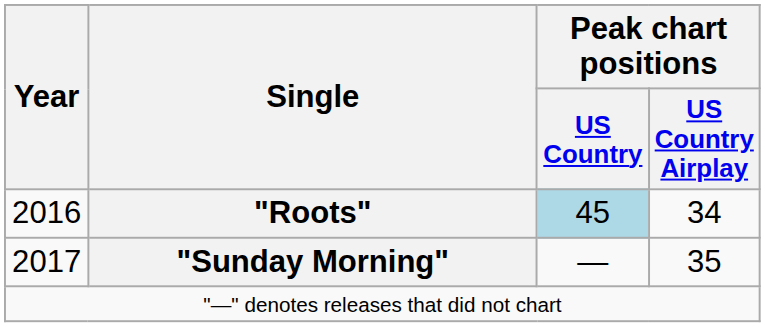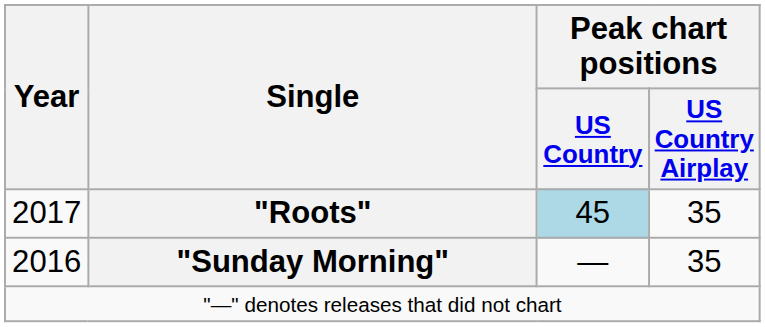(47, 212) 2016 -> (47, 212) 2017
(704, 212) 34 -> (704, 212) 35
(47, 262) 2017 -> (47, 262) 2016
